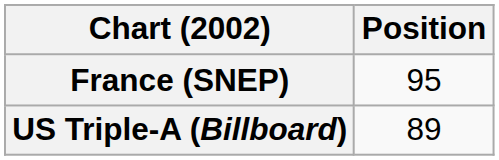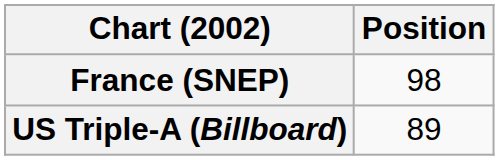(424, 79) 95 -> (424, 79) 98
